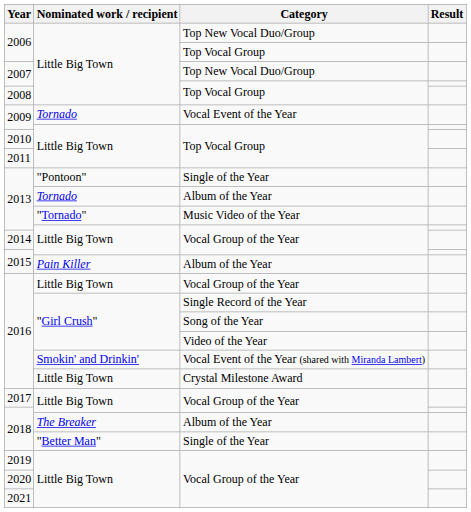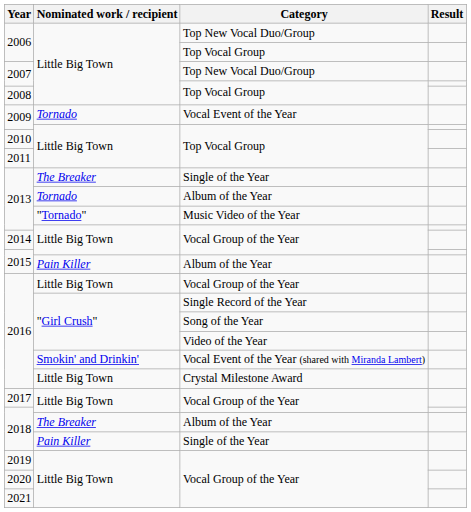(62, 177) "Pontoon" -> (66, 177) The Breaker
(69, 441) "Better Man" -> (64, 441) Pain Killer
